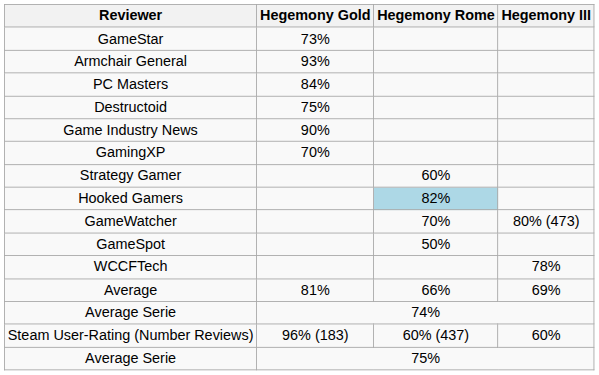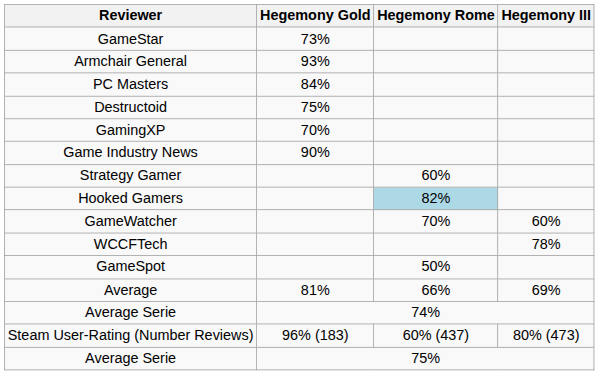rows swapped: (131, 152) <-> (131, 130)
(546, 221) 80% (473) -> (546, 221) 60%
rows swapped: (131, 244) <-> (131, 267)
(546, 335) 60% -> (546, 335) 80% (473)
